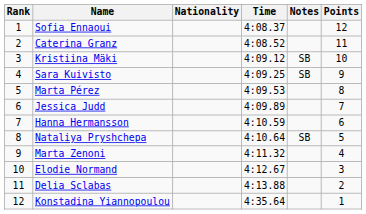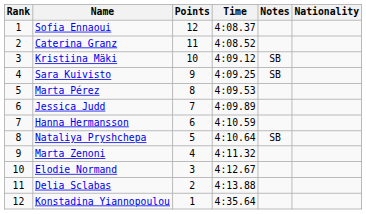columns swapped: (207, 13) <-> (341, 13)
